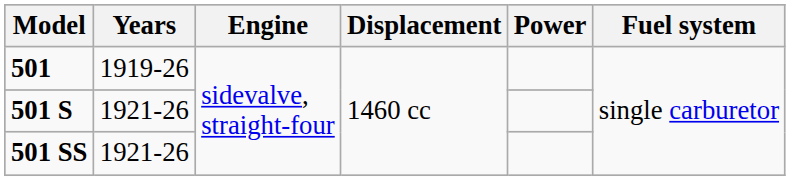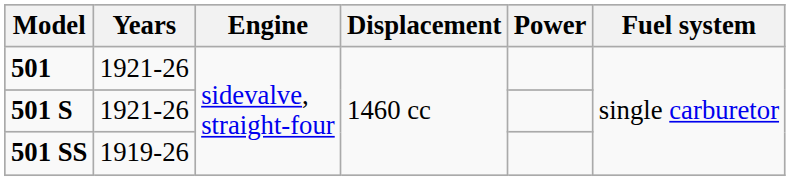(144, 68) 1919-26 -> (144, 68) 1921-26
(144, 152) 1921-26 -> (144, 152) 1919-26
